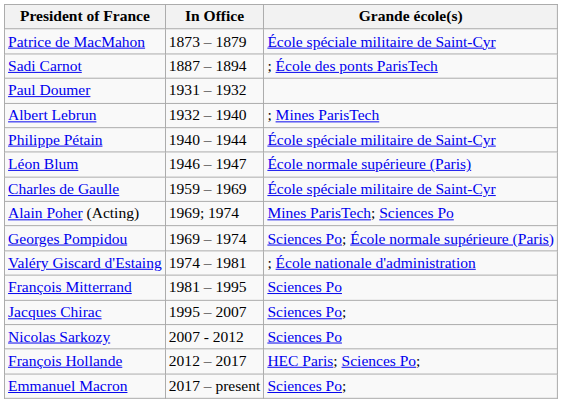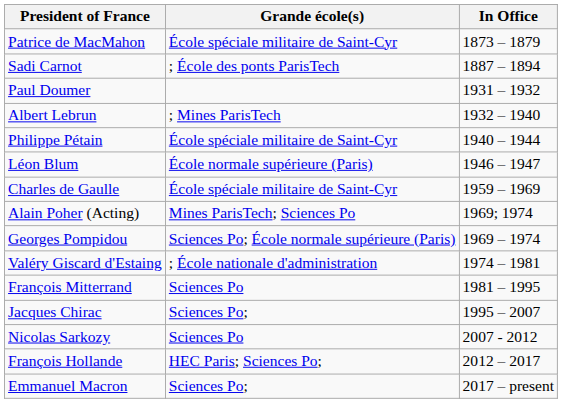columns swapped: (215, 16) <-> (411, 16)
